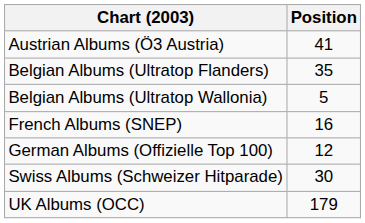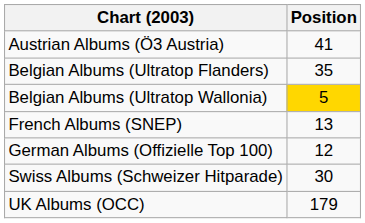(324, 97) no background -> (324, 97) gold background
(324, 124) 16 -> (324, 124) 13
